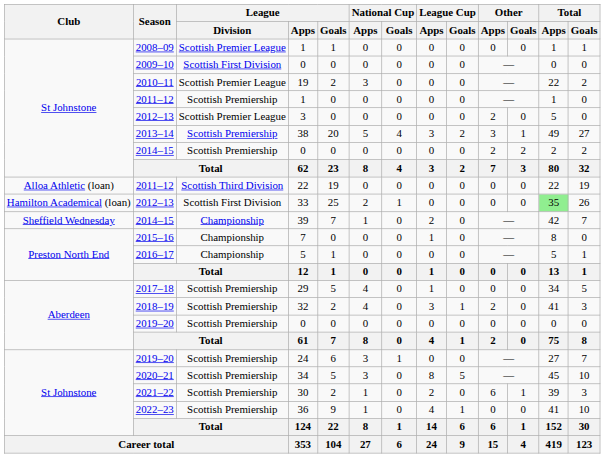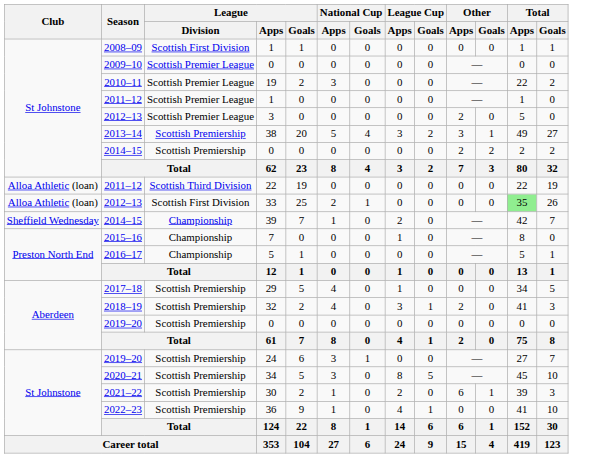(232, 47) Scottish Premier League -> (201, 47) Scottish First Division
(232, 64) Scottish First Division -> (201, 64) Scottish Premier League
(232, 99) Scottish Premiership -> (201, 99) Scottish Premier League
(69, 202) Hamilton Academical (loan) -> (53, 202) Alloa Athletic (loan)
